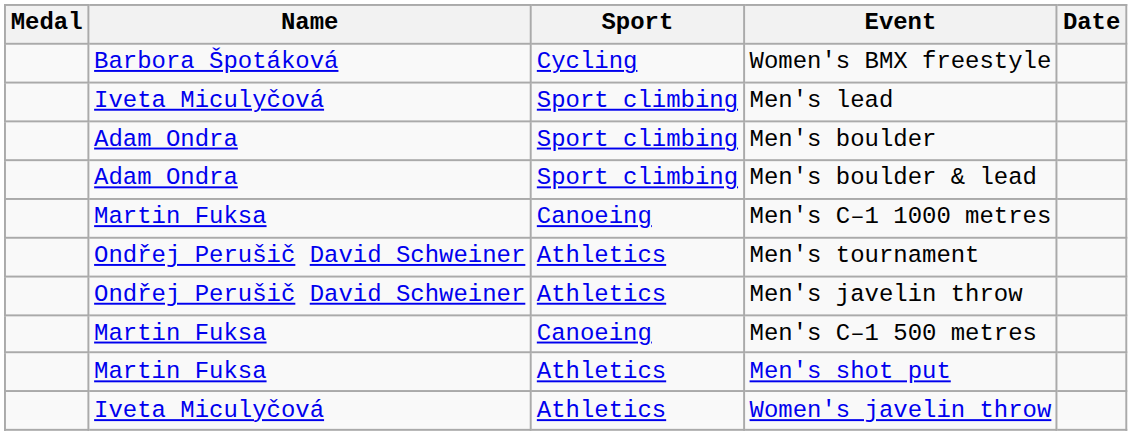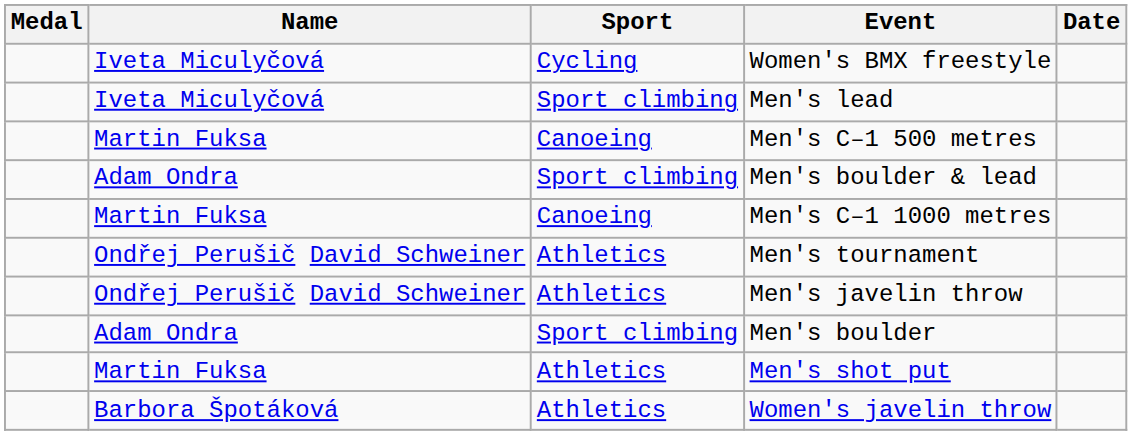(216, 63) Barbora Špotáková -> (209, 63) Iveta Miculyčová
rows swapped: (893, 334) <-> (843, 141)
(209, 411) Iveta Miculyčová -> (216, 411) Barbora Špotáková
